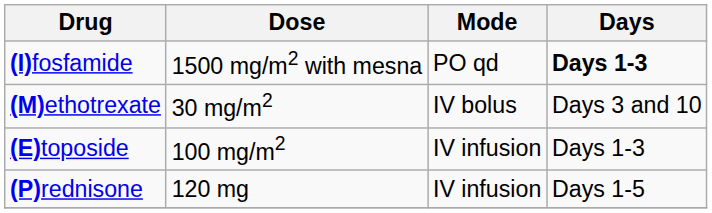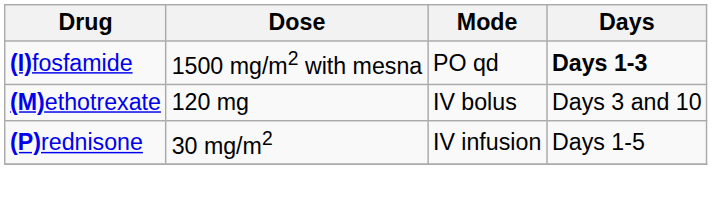(222, 105) 30 mg/m2 -> (210, 102) 120 mg
- row: (69, 148)
(210, 188) 120 mg -> (222, 142) 30 mg/m2
